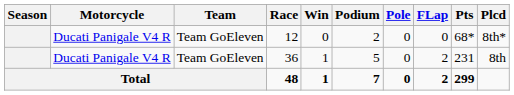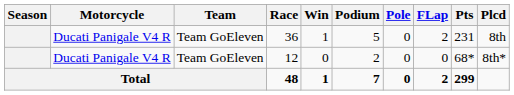rows swapped: (291, 57) <-> (291, 36)
